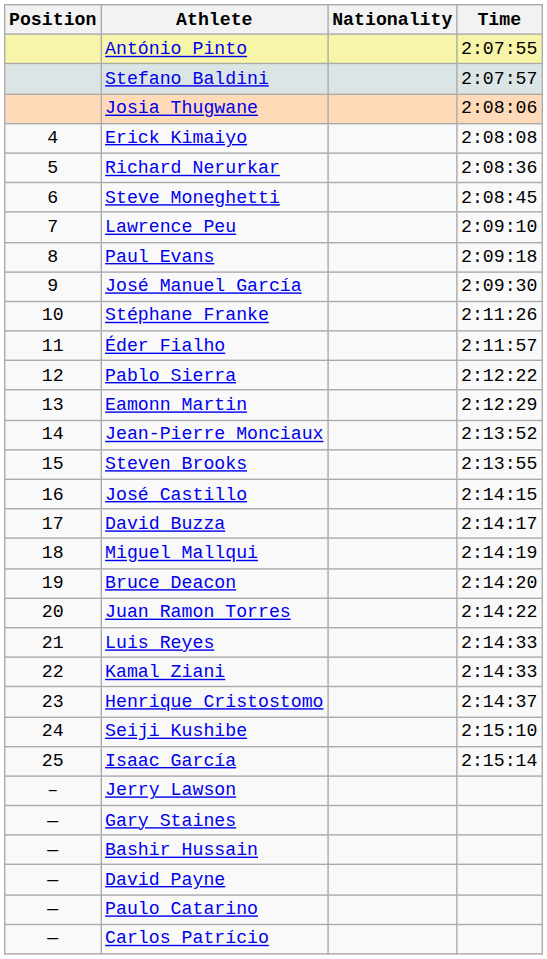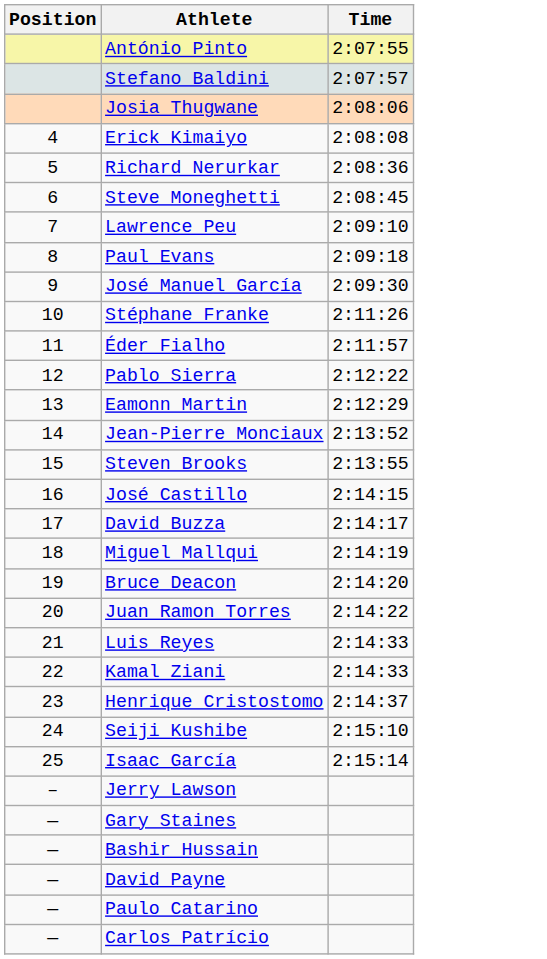- column: (392, 20)
